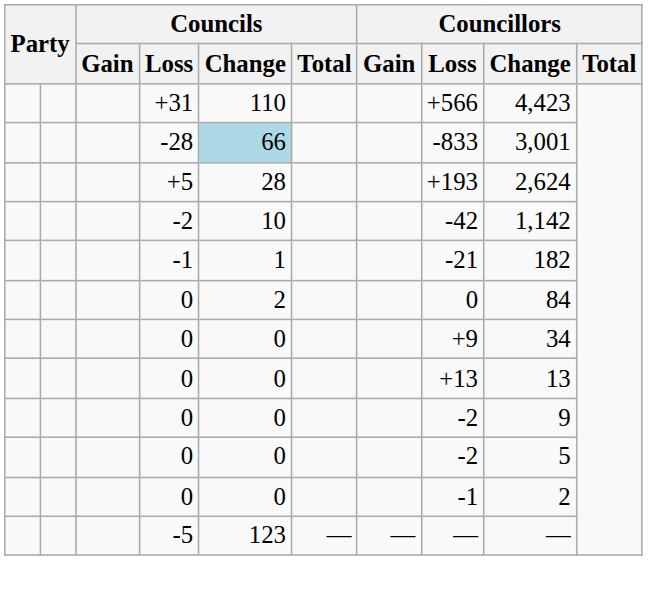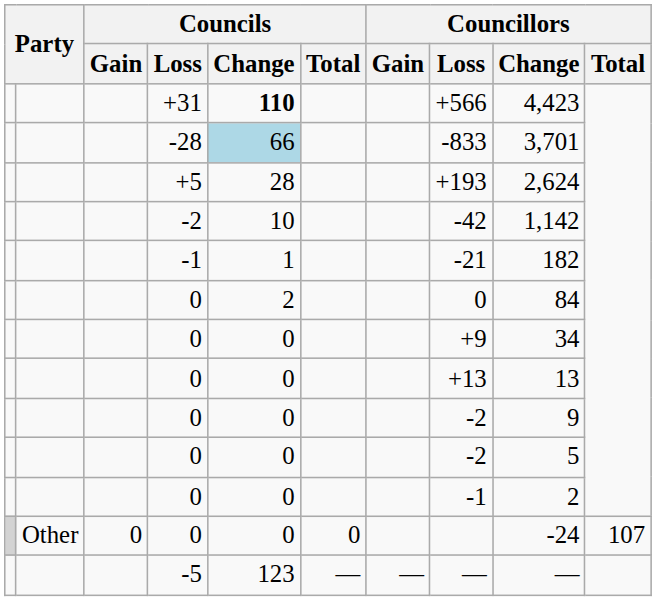(268, 102) normal -> (277, 102) bold
(543, 142) 3,001 -> (552, 142) 3,701
+ row: (50, 535)
